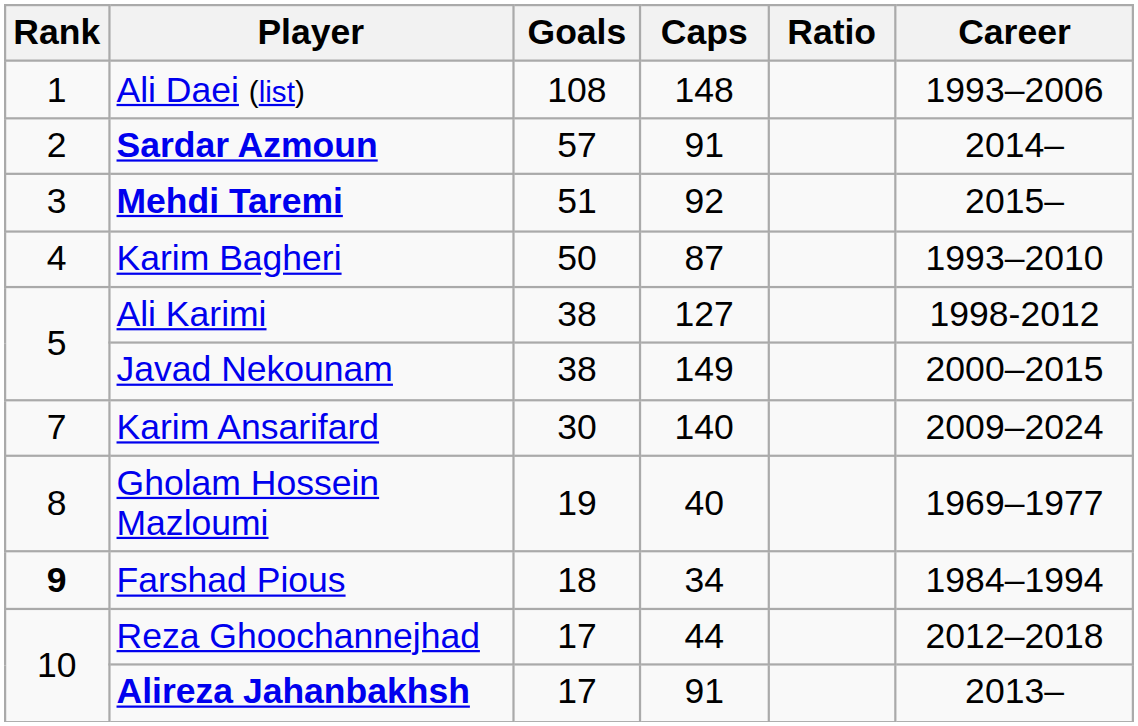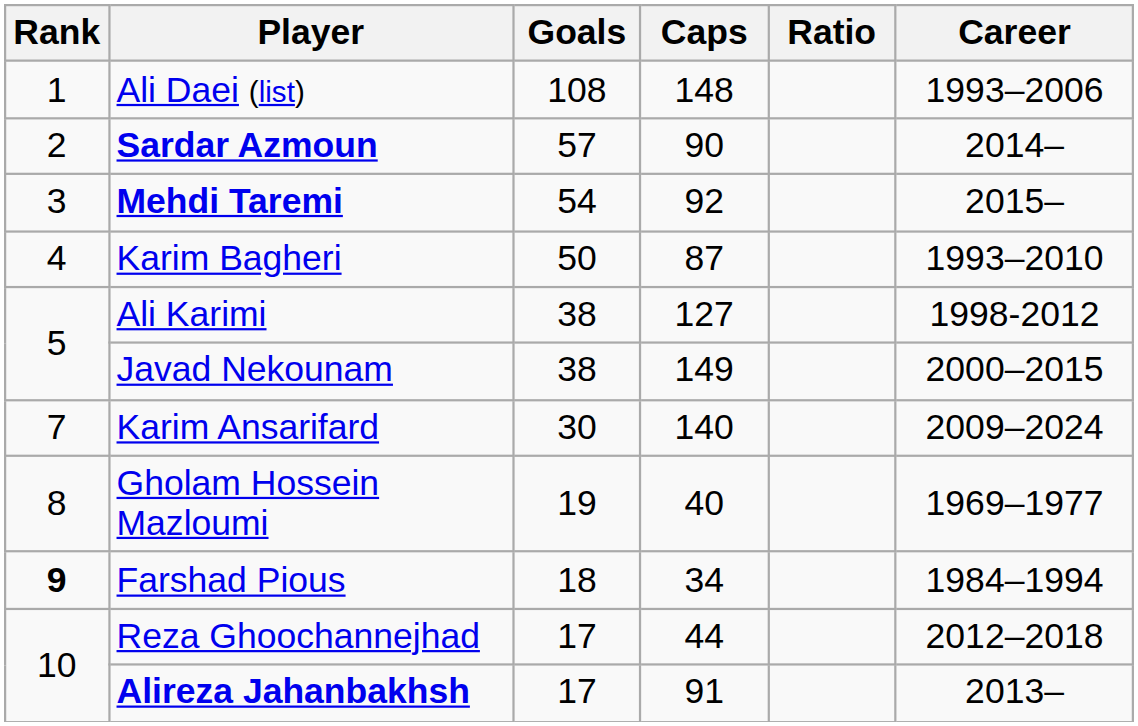(704, 145) 91 -> (704, 145) 90
(577, 201) 51 -> (577, 201) 54
